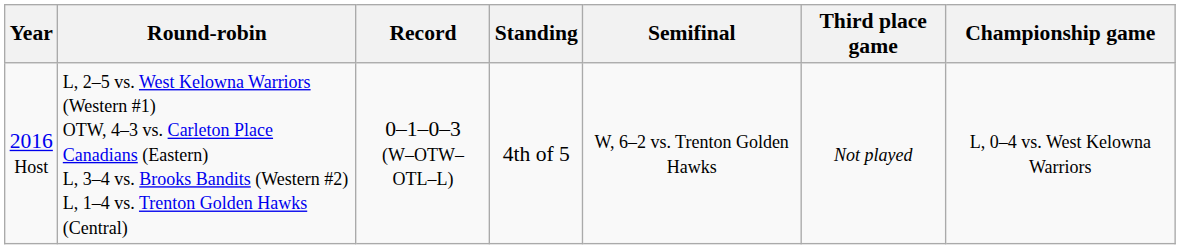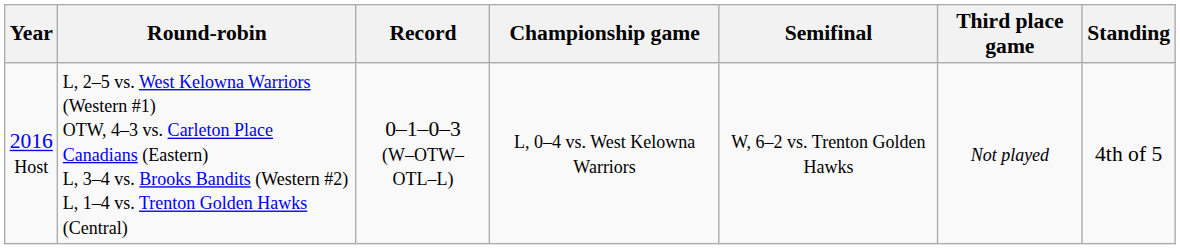columns swapped: (536, 33) <-> (1060, 33)
